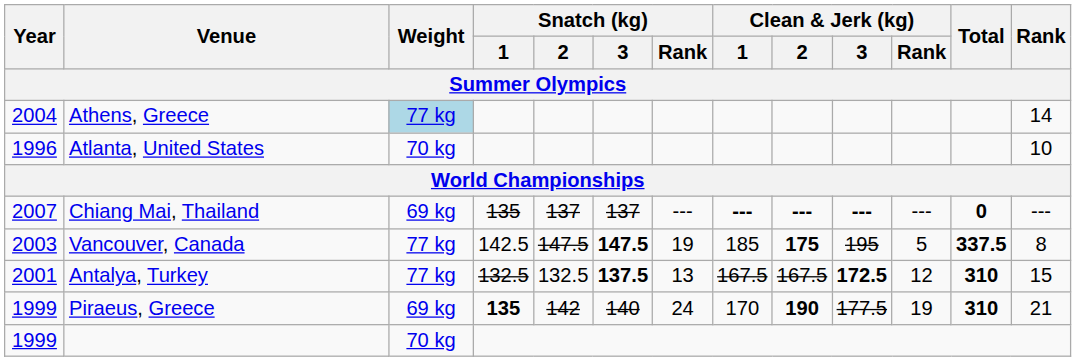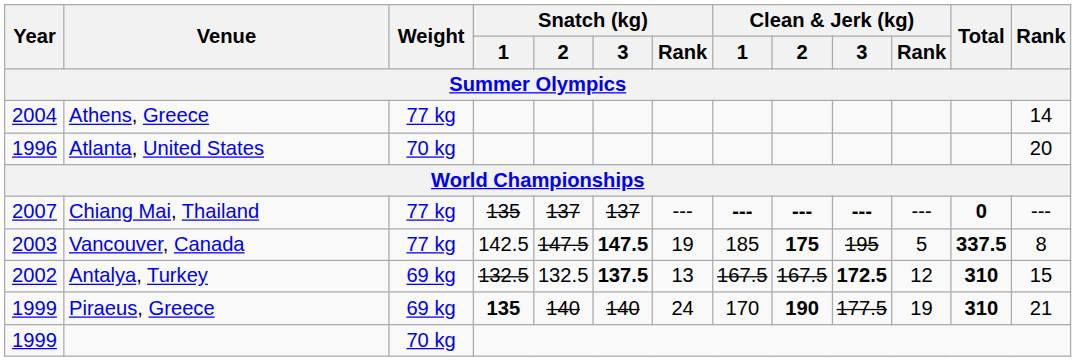(431, 116) lightblue background -> (431, 116) no background
(1041, 148) 10 -> (1041, 148) 20
(431, 212) 69 kg -> (431, 212) 77 kg
(34, 276) 2001 -> (34, 276) 2002
(431, 276) 77 kg -> (431, 276) 69 kg
(563, 308) 142 -> (563, 308) 140
